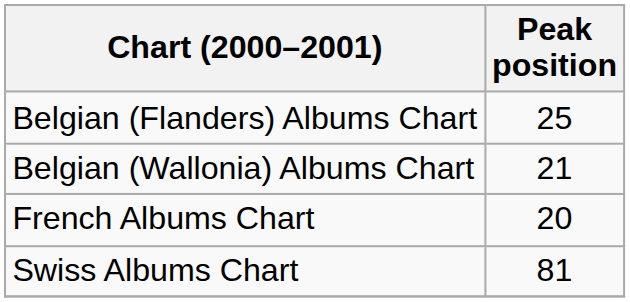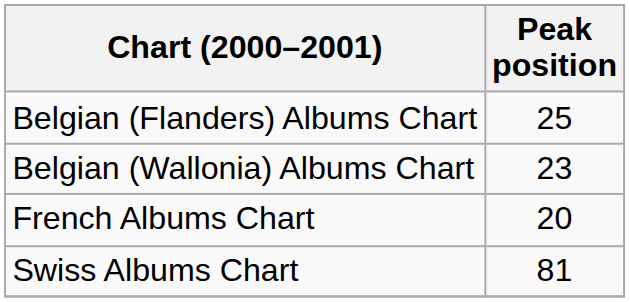(555, 168) 21 -> (555, 168) 23
